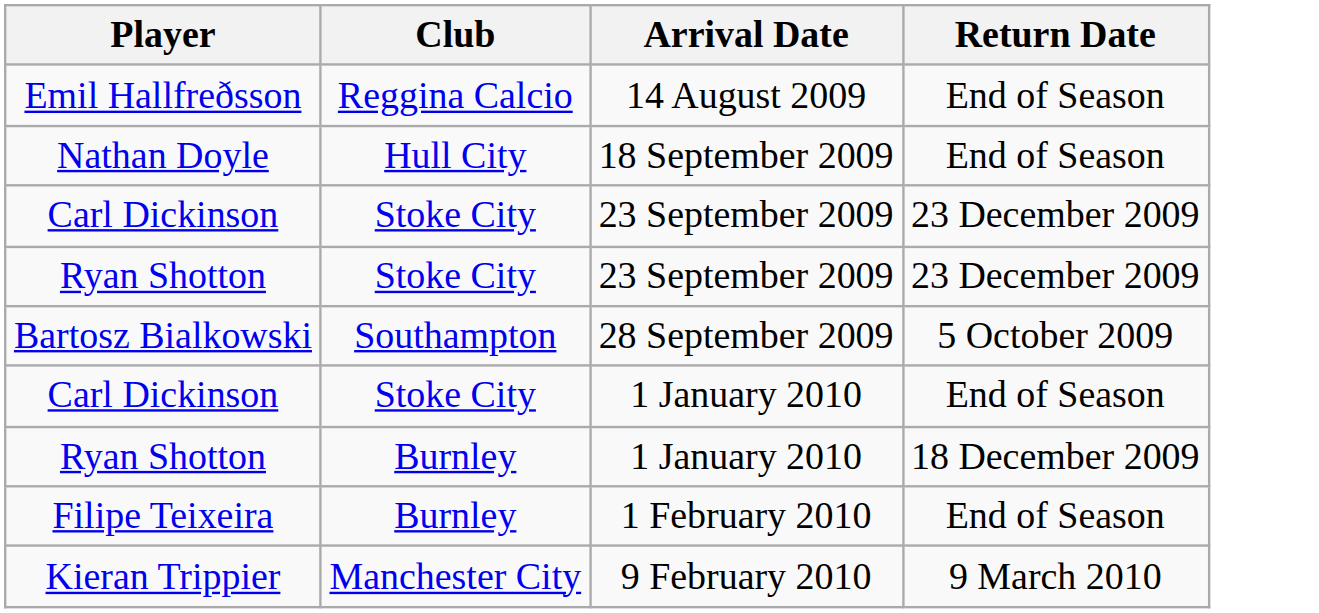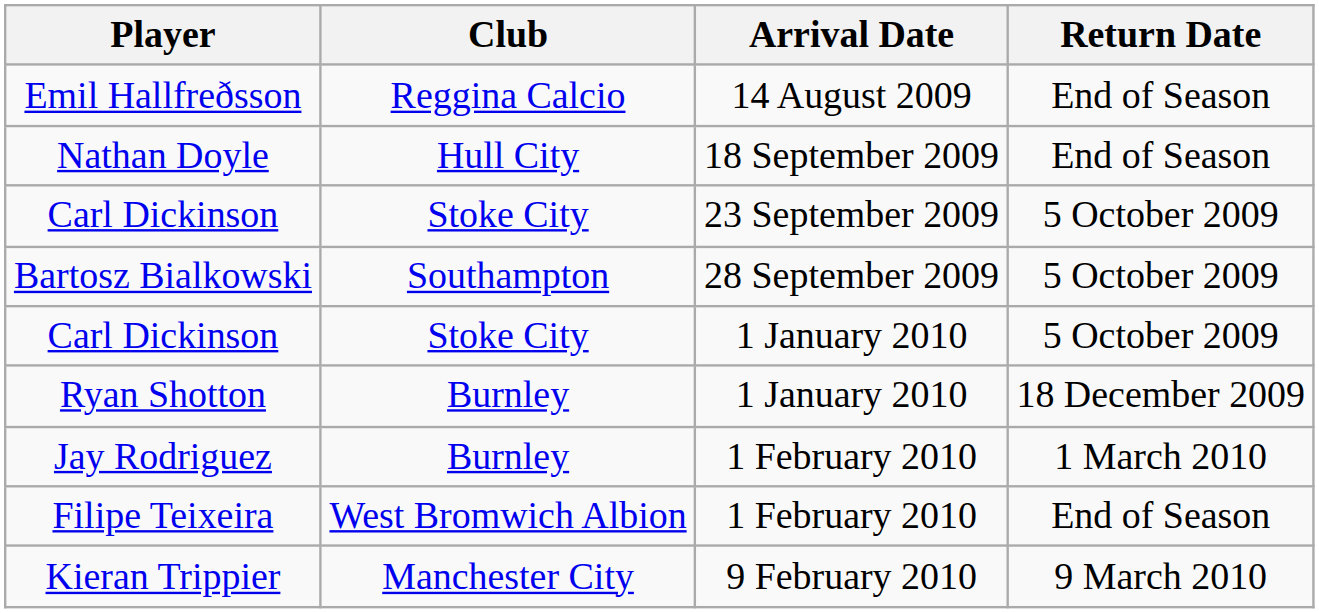(1055, 214) 23 December 2009 -> (1161, 214) 5 October 2009
- row: (163, 275)
(1055, 395) End of Season -> (1161, 335) 5 October 2009
+ row: (163, 455)
(455, 515) Burnley -> (508, 515) West Bromwich Albion
